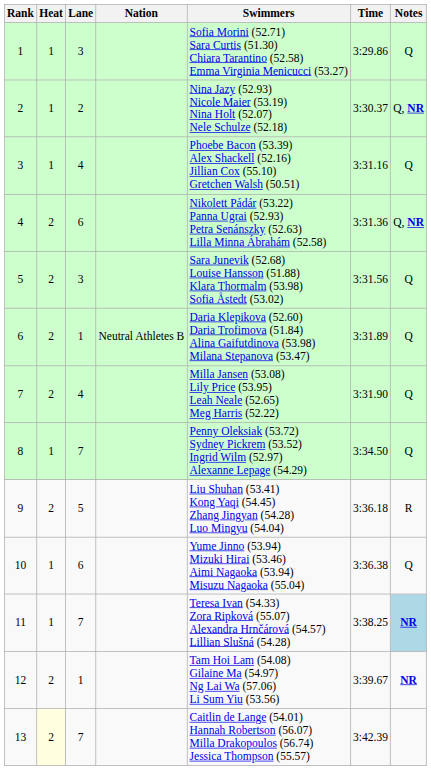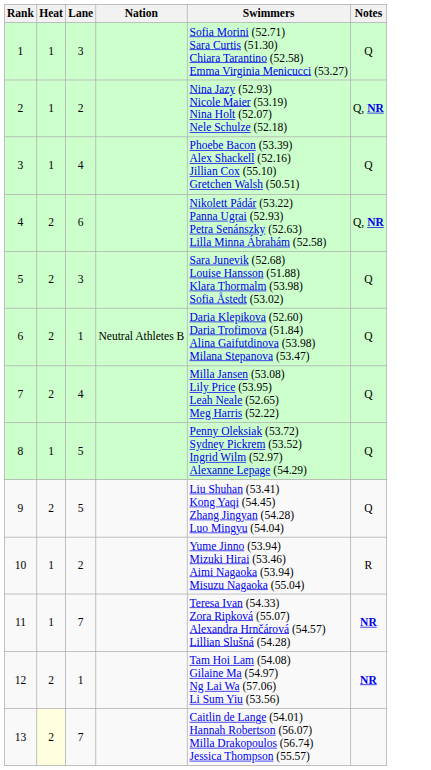- column: (370, 13)
(81, 451) 7 -> (81, 451) 5
(409, 508) R -> (368, 508) Q
(81, 565) 6 -> (81, 565) 2
(409, 565) Q -> (368, 565) R
(409, 622) lightblue background -> (368, 622) no background
